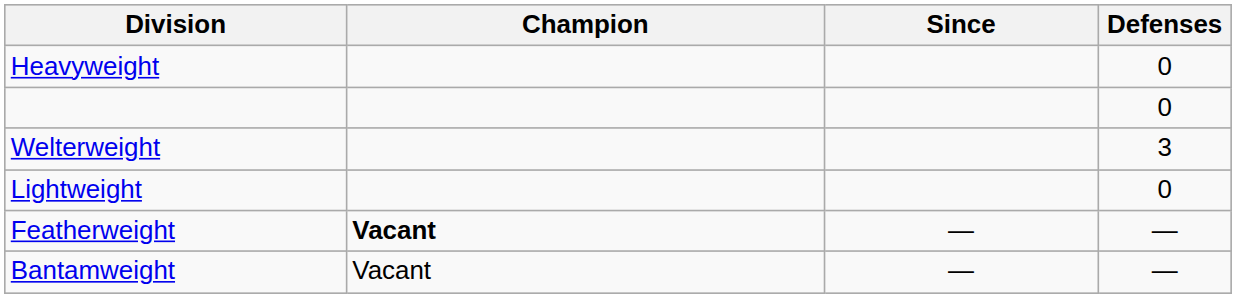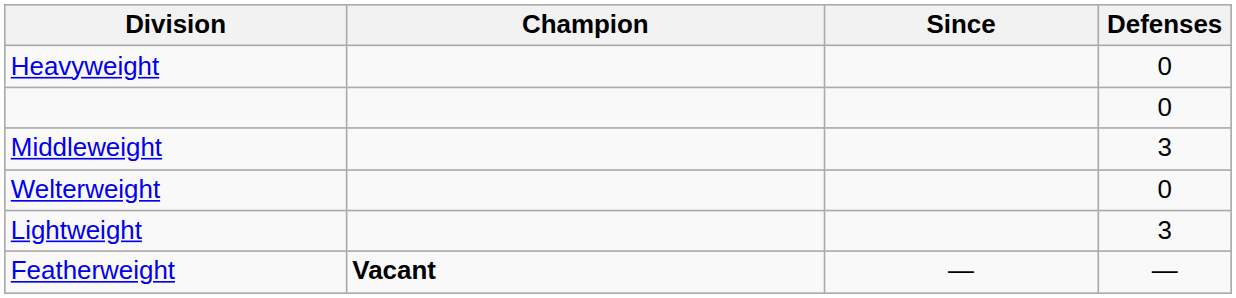+ row: (86, 148)
(1165, 148) 3 -> (1165, 189) 0
(1165, 189) 0 -> (1165, 230) 3
- row: (93, 271)
